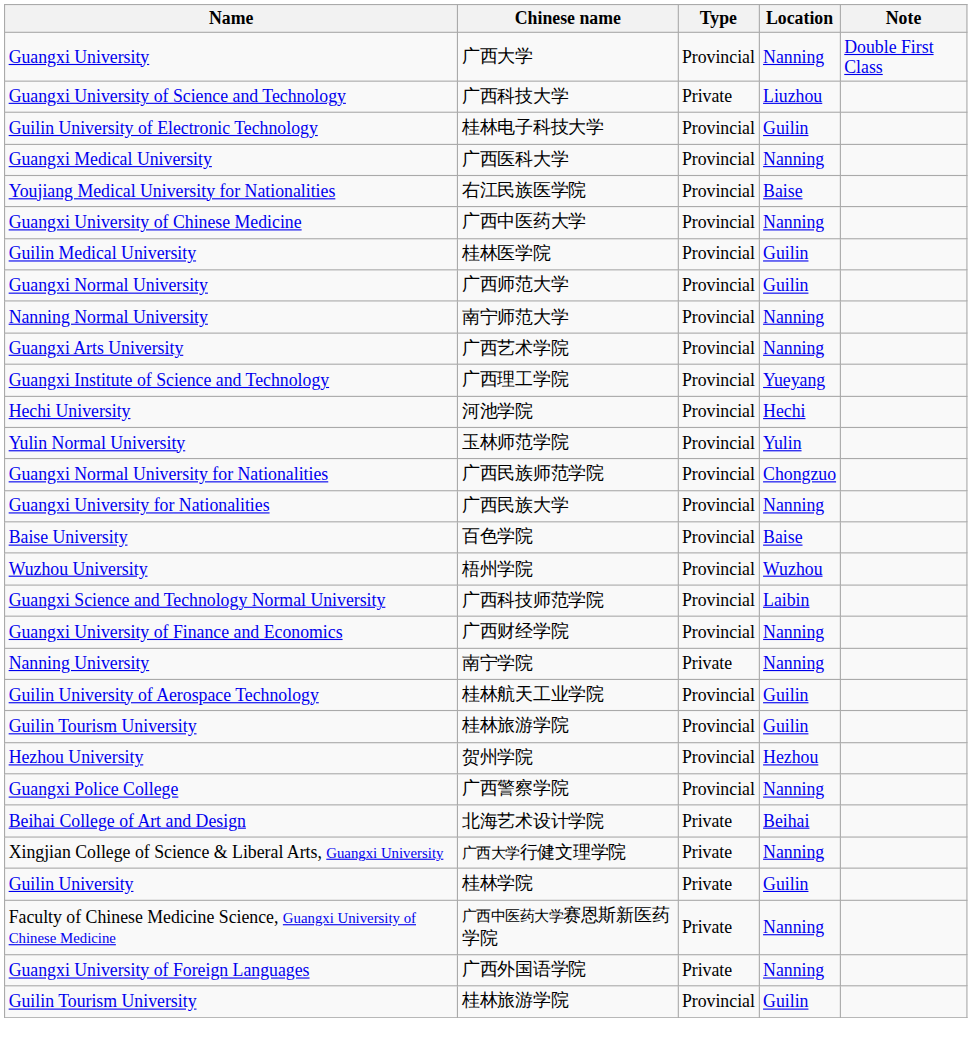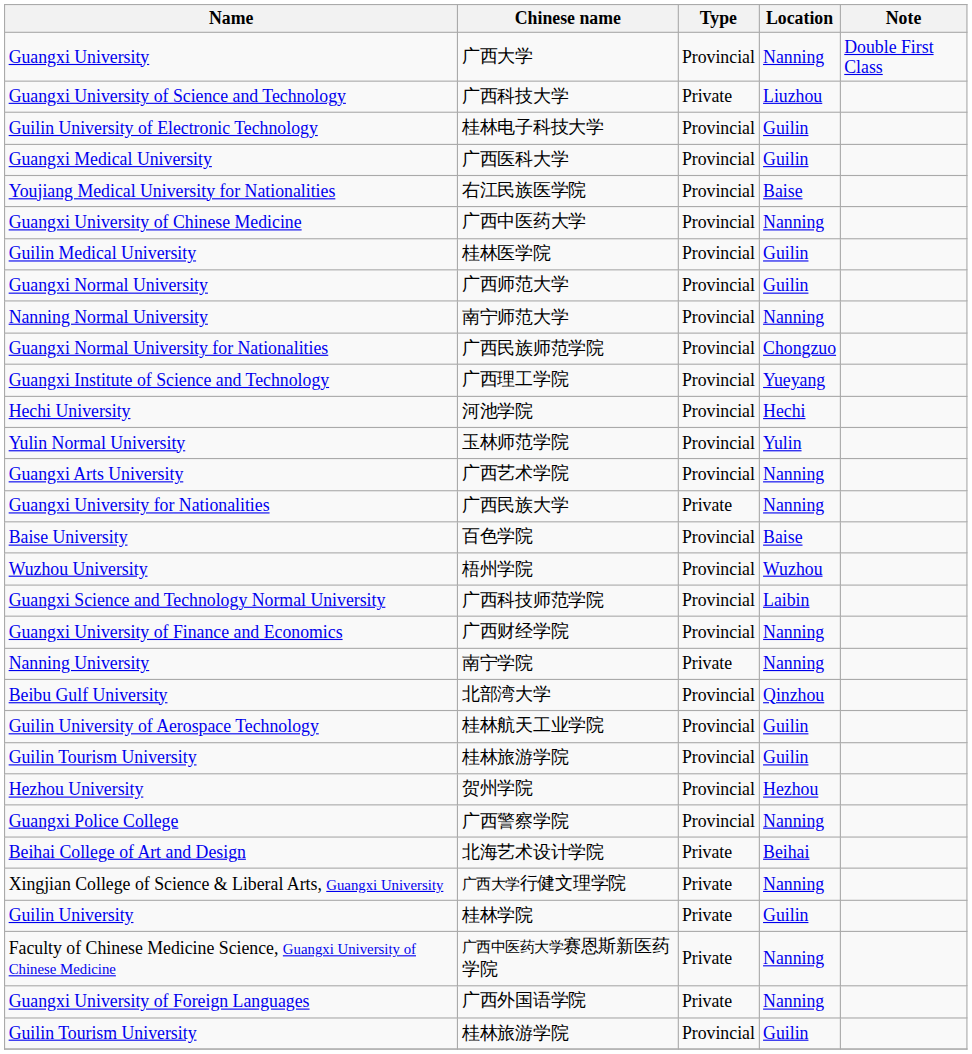(794, 159) Nanning -> (786, 159) Guilin
rows swapped: (168, 474) <-> (96, 348)
(718, 506) Provincial -> (707, 506) Private
+ row: (88, 694)
